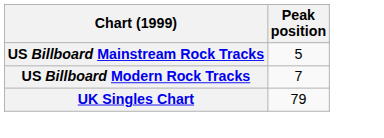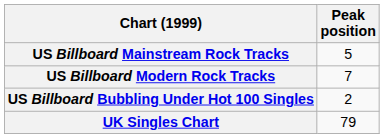+ row: (161, 99)
